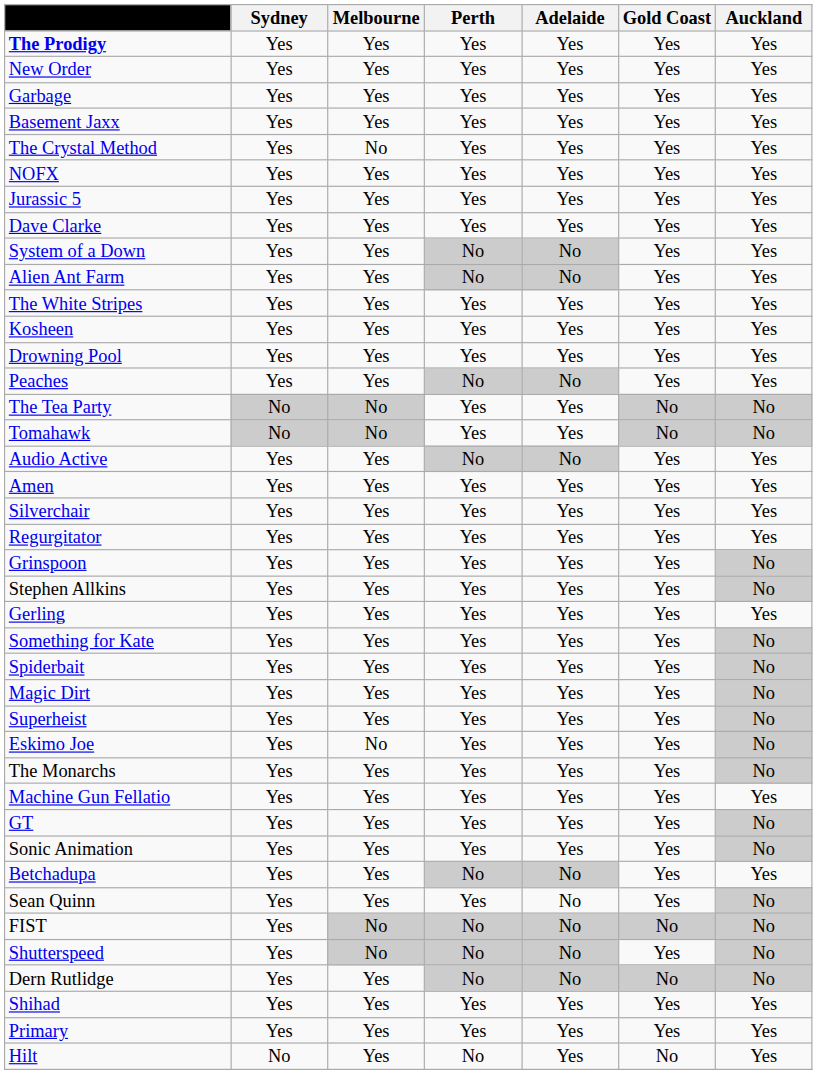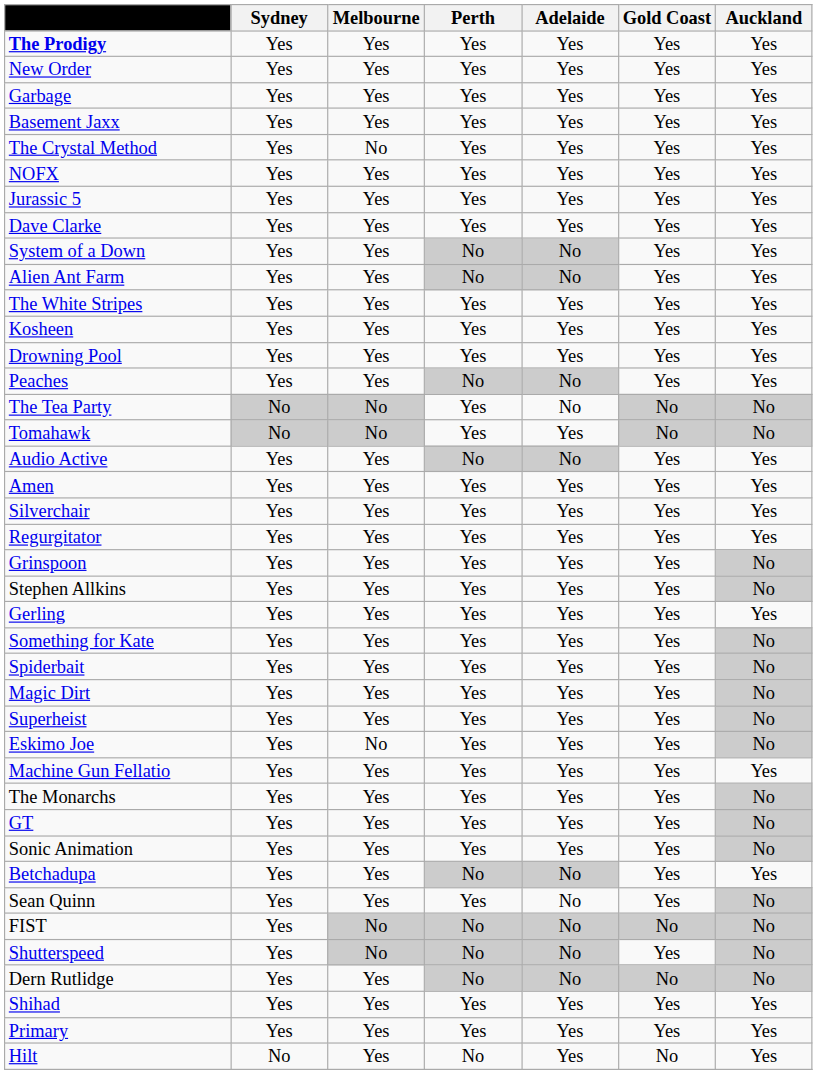(570, 407) Yes -> (570, 407) No
rows swapped: (62, 770) <-> (90, 796)
